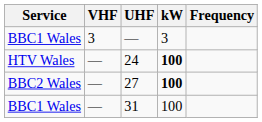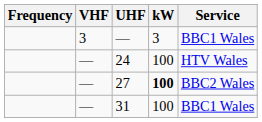columns swapped: (222, 15) <-> (44, 15)
(172, 60) bold -> (163, 60) normal
